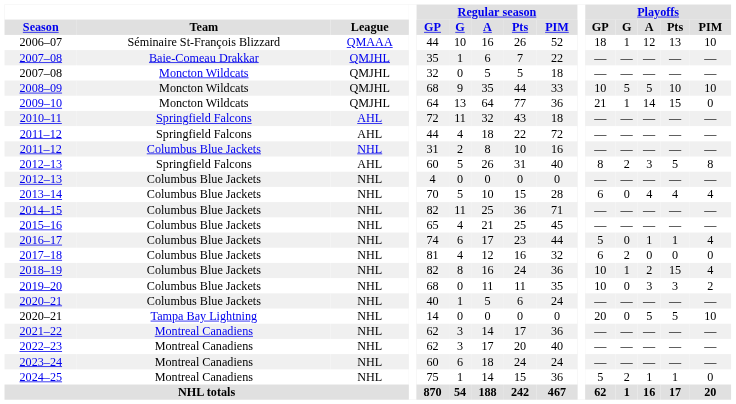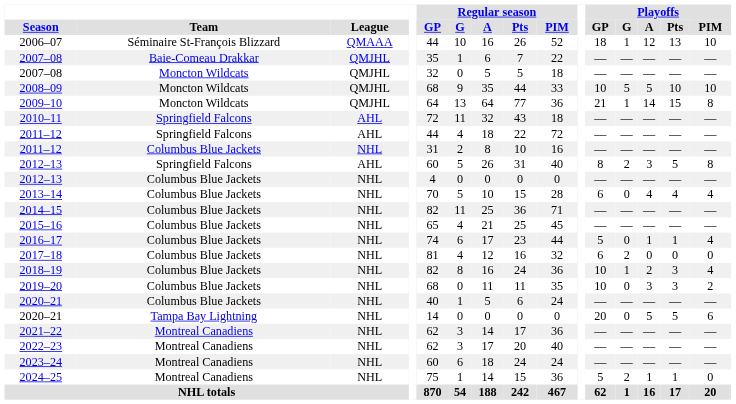(710, 103) 0 -> (710, 103) 8
(675, 270) 15 -> (675, 270) 3
(710, 316) 10 -> (710, 316) 6
